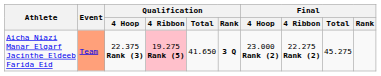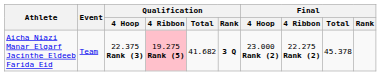(89, 50) lightsalmon background -> (89, 50) no background
(202, 50) 41.650 -> (202, 50) 41.682
(338, 50) 45.275 -> (338, 50) 45.378
